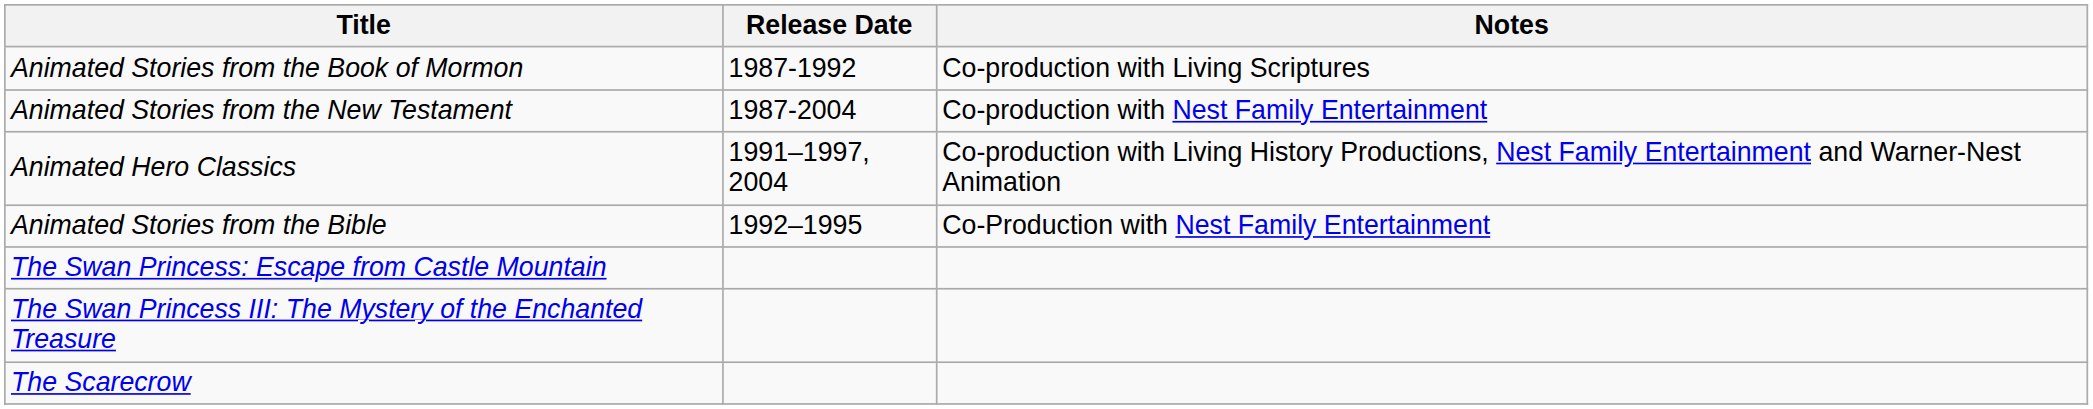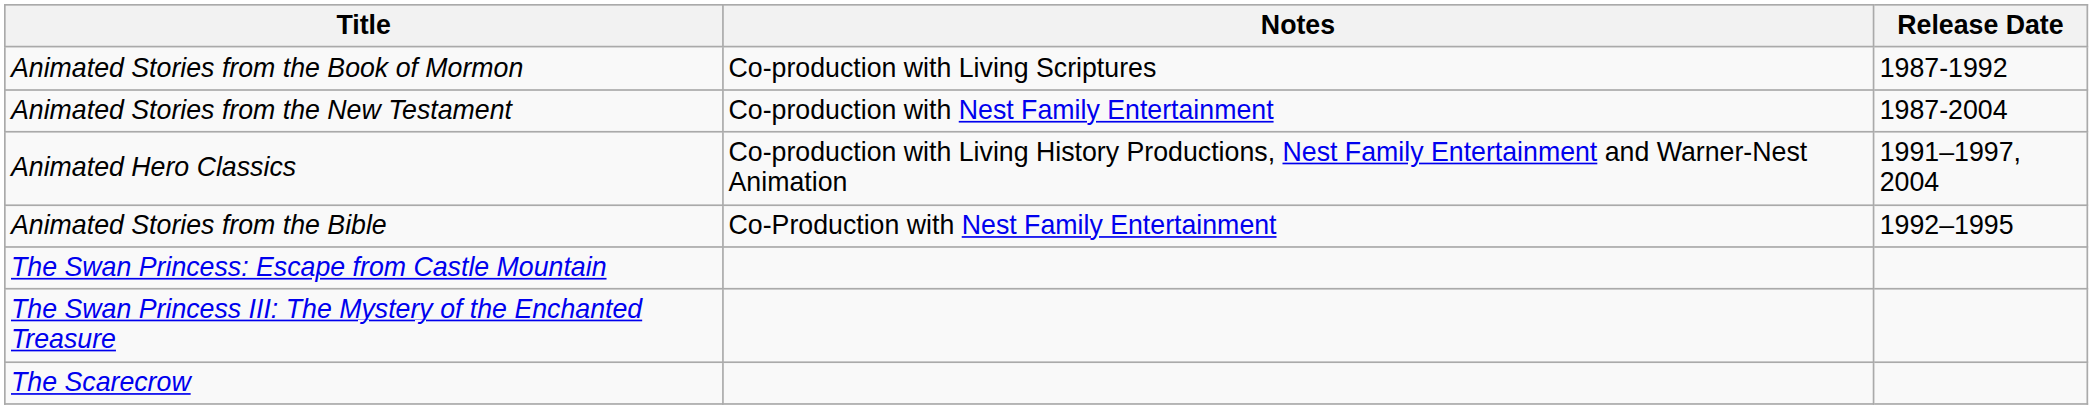columns swapped: (829, 25) <-> (1512, 25)
